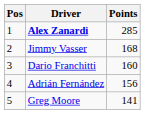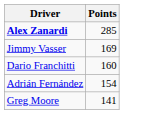- column: (15, 13)
(130, 48) 168 -> (109, 48) 169
(130, 83) 156 -> (109, 83) 154
